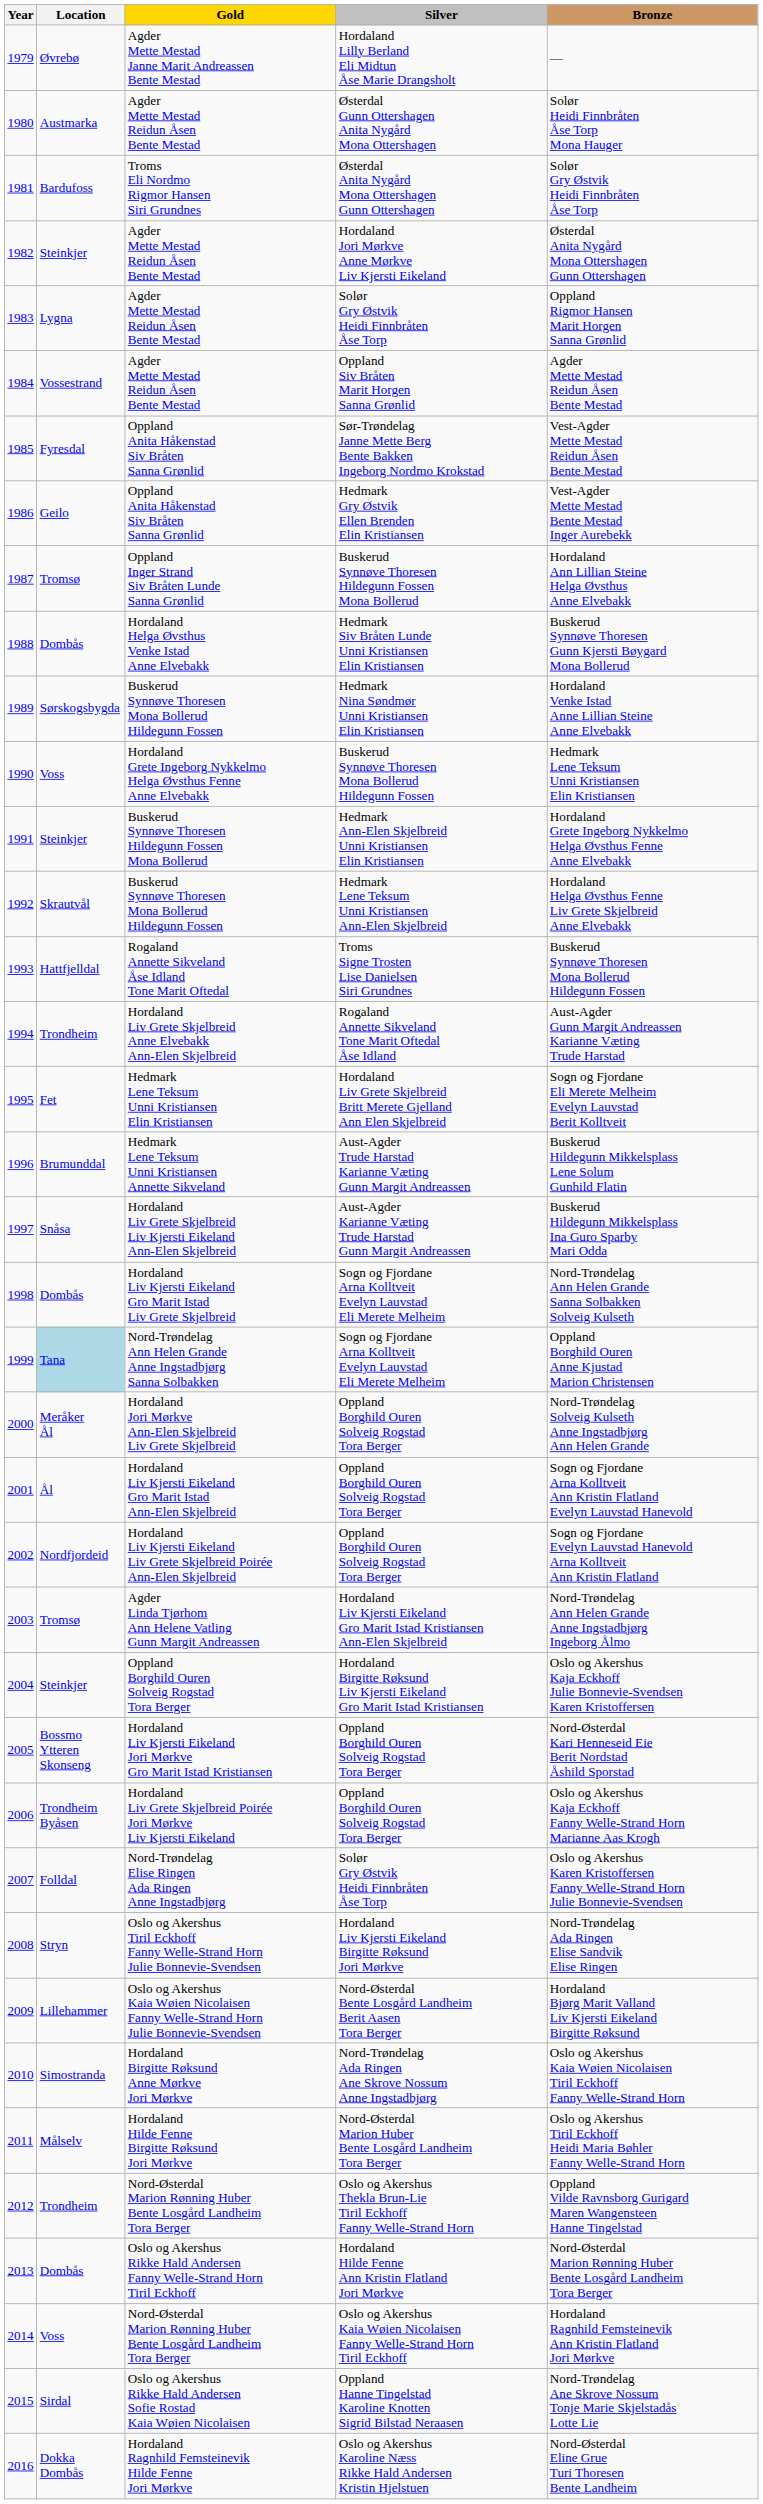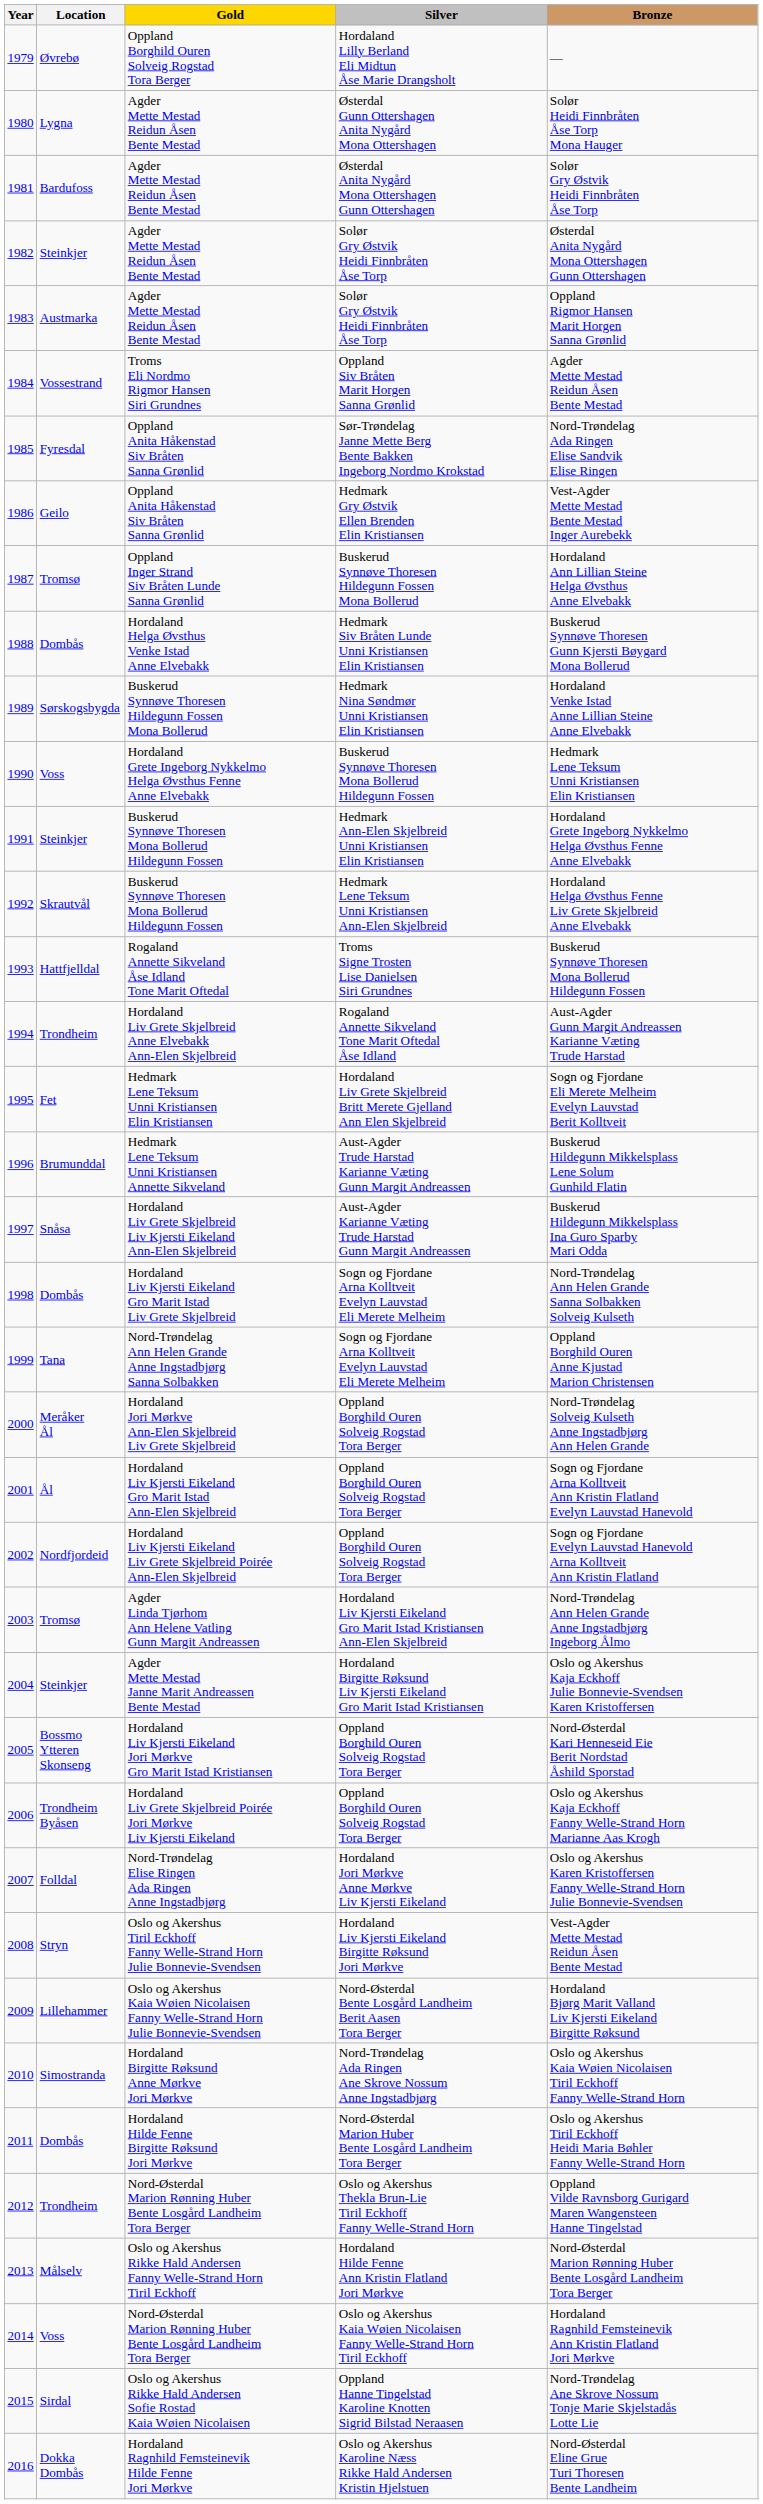(191, 57) Agder Mette Mestad Janne Marit Andreassen Bente Mestad -> (171, 57) Oppland Borghild Ouren Solveig Rogstad Tora Berger
(69, 122) Austmarka -> (56, 122) Lygna
(169, 188) Troms Eli Nordmo Rigmor Hansen Siri Grundnes -> (164, 188) Agder Mette Mestad Reidun Åsen Bente Mestad
(392, 253) Hordaland Jori Mørkve Anne Mørkve Liv Kjersti Eikeland -> (383, 253) Solør Gry Østvik Heidi Finnbråten Åse Torp
(56, 318) Lygna -> (69, 318) Austmarka
(164, 383) Agder Mette Mestad Reidun Åsen Bente Mestad -> (169, 383) Troms Eli Nordmo Rigmor Hansen Siri Grundnes
(586, 448) Vest-Agder Mette Mestad Reidun Åsen Bente Mestad -> (592, 448) Nord-Trøndelag Ada Ringen Elise Sandvik Elise Ringen
(177, 708) Buskerud Synnøve Thoresen Mona Bollerud Hildegunn Fossen -> (177, 708) Buskerud Synnøve Thoresen Hildegunn Fossen Mona Bollerud
(177, 838) Buskerud Synnøve Thoresen Hildegunn Fossen Mona Bollerud -> (177, 838) Buskerud Synnøve Thoresen Mona Bollerud Hildegunn Fossen
(52, 1359) lightblue background -> (52, 1359) no background
(171, 1685) Oppland Borghild Ouren Solveig Rogstad Tora Berger -> (191, 1685) Agder Mette Mestad Janne Marit Andreassen Bente Mestad
(383, 1880) Solør Gry Østvik Heidi Finnbråten Åse Torp -> (392, 1880) Hordaland Jori Mørkve Anne Mørkve Liv Kjersti Eikeland
(592, 1945) Nord-Trøndelag Ada Ringen Elise Sandvik Elise Ringen -> (586, 1945) Vest-Agder Mette Mestad Reidun Åsen Bente Mestad
(61, 2140) Målselv -> (62, 2140) Dombås
(62, 2270) Dombås -> (61, 2270) Målselv
